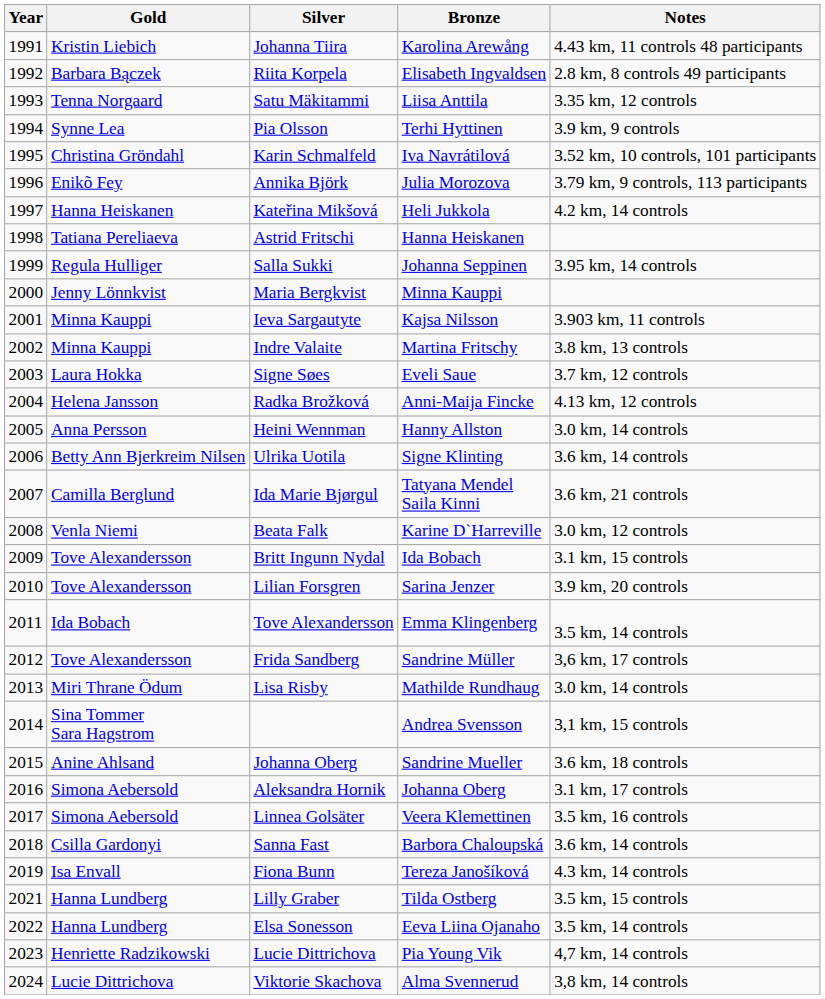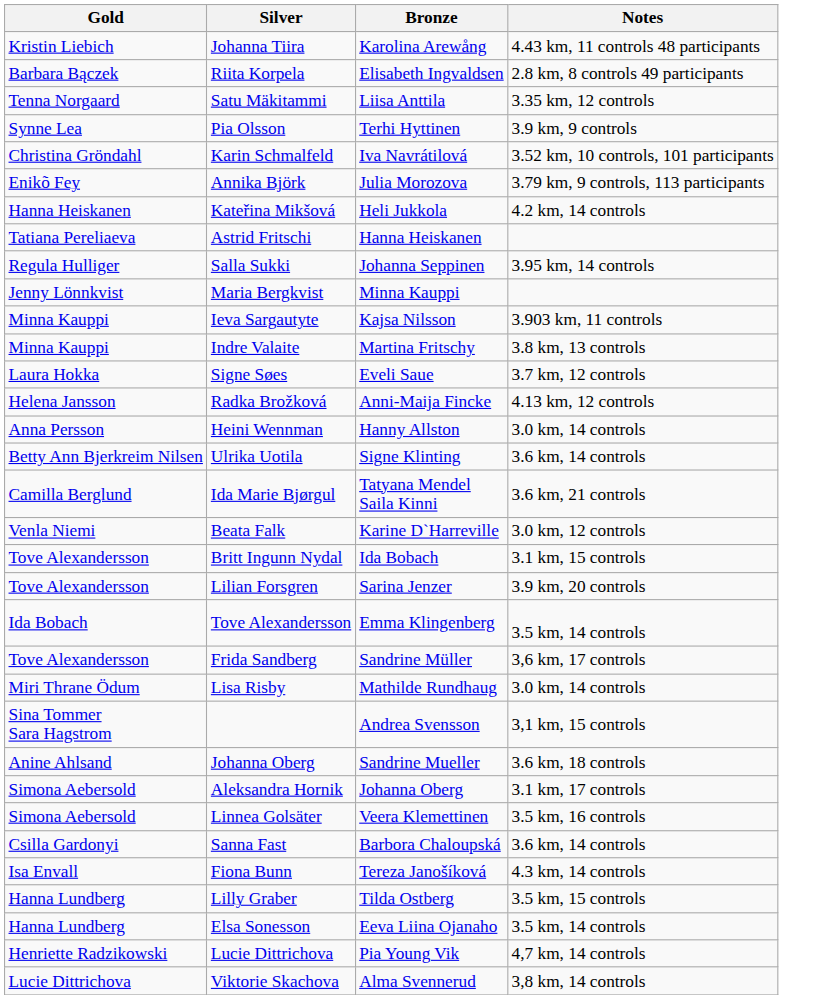- column: (26, 18)
